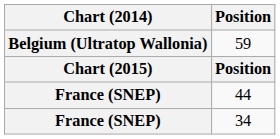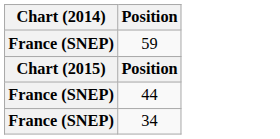(108, 43) Belgium (Ultratop Wallonia) -> (61, 43) France (SNEP)
